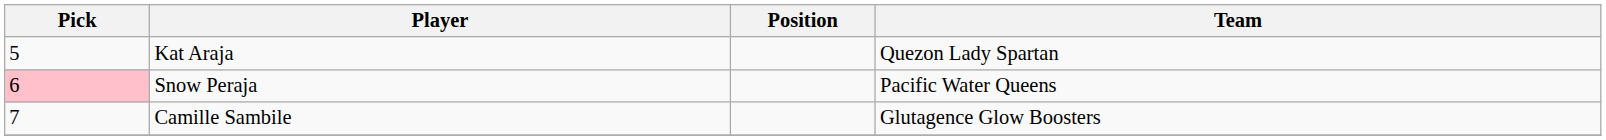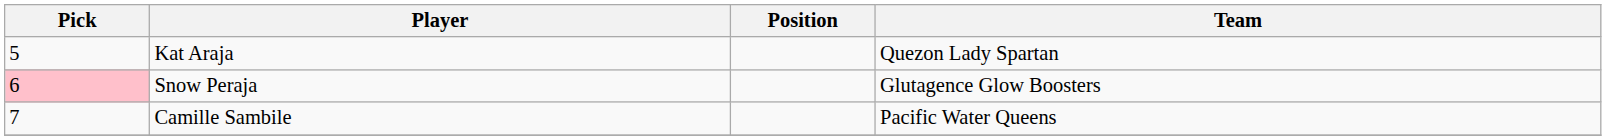(968, 85) Pacific Water Queens -> (990, 85) Glutagence Glow Boosters
(990, 118) Glutagence Glow Boosters -> (968, 118) Pacific Water Queens
